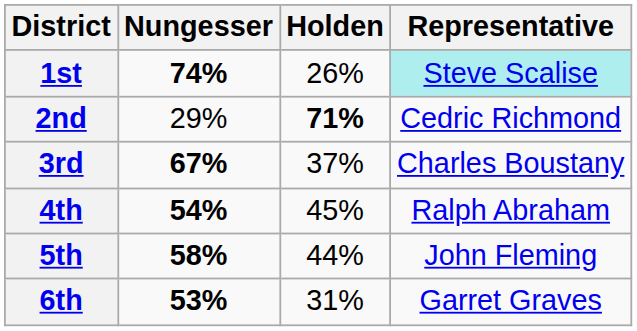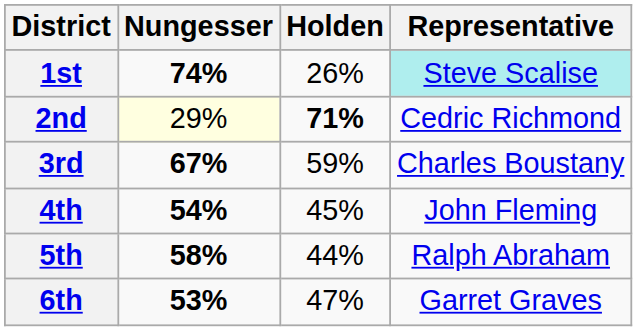(198, 118) no background -> (198, 118) lightyellow background
(335, 164) 37% -> (335, 164) 59%
(511, 210) Ralph Abraham -> (511, 210) John Fleming
(511, 255) John Fleming -> (511, 255) Ralph Abraham
(335, 301) 31% -> (335, 301) 47%
